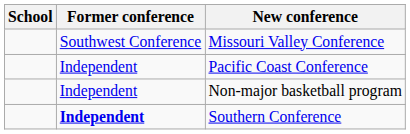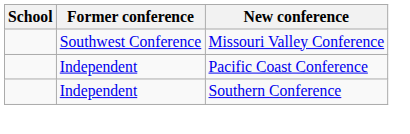- row: (305, 91)
(102, 116) bold -> (99, 91) normal
